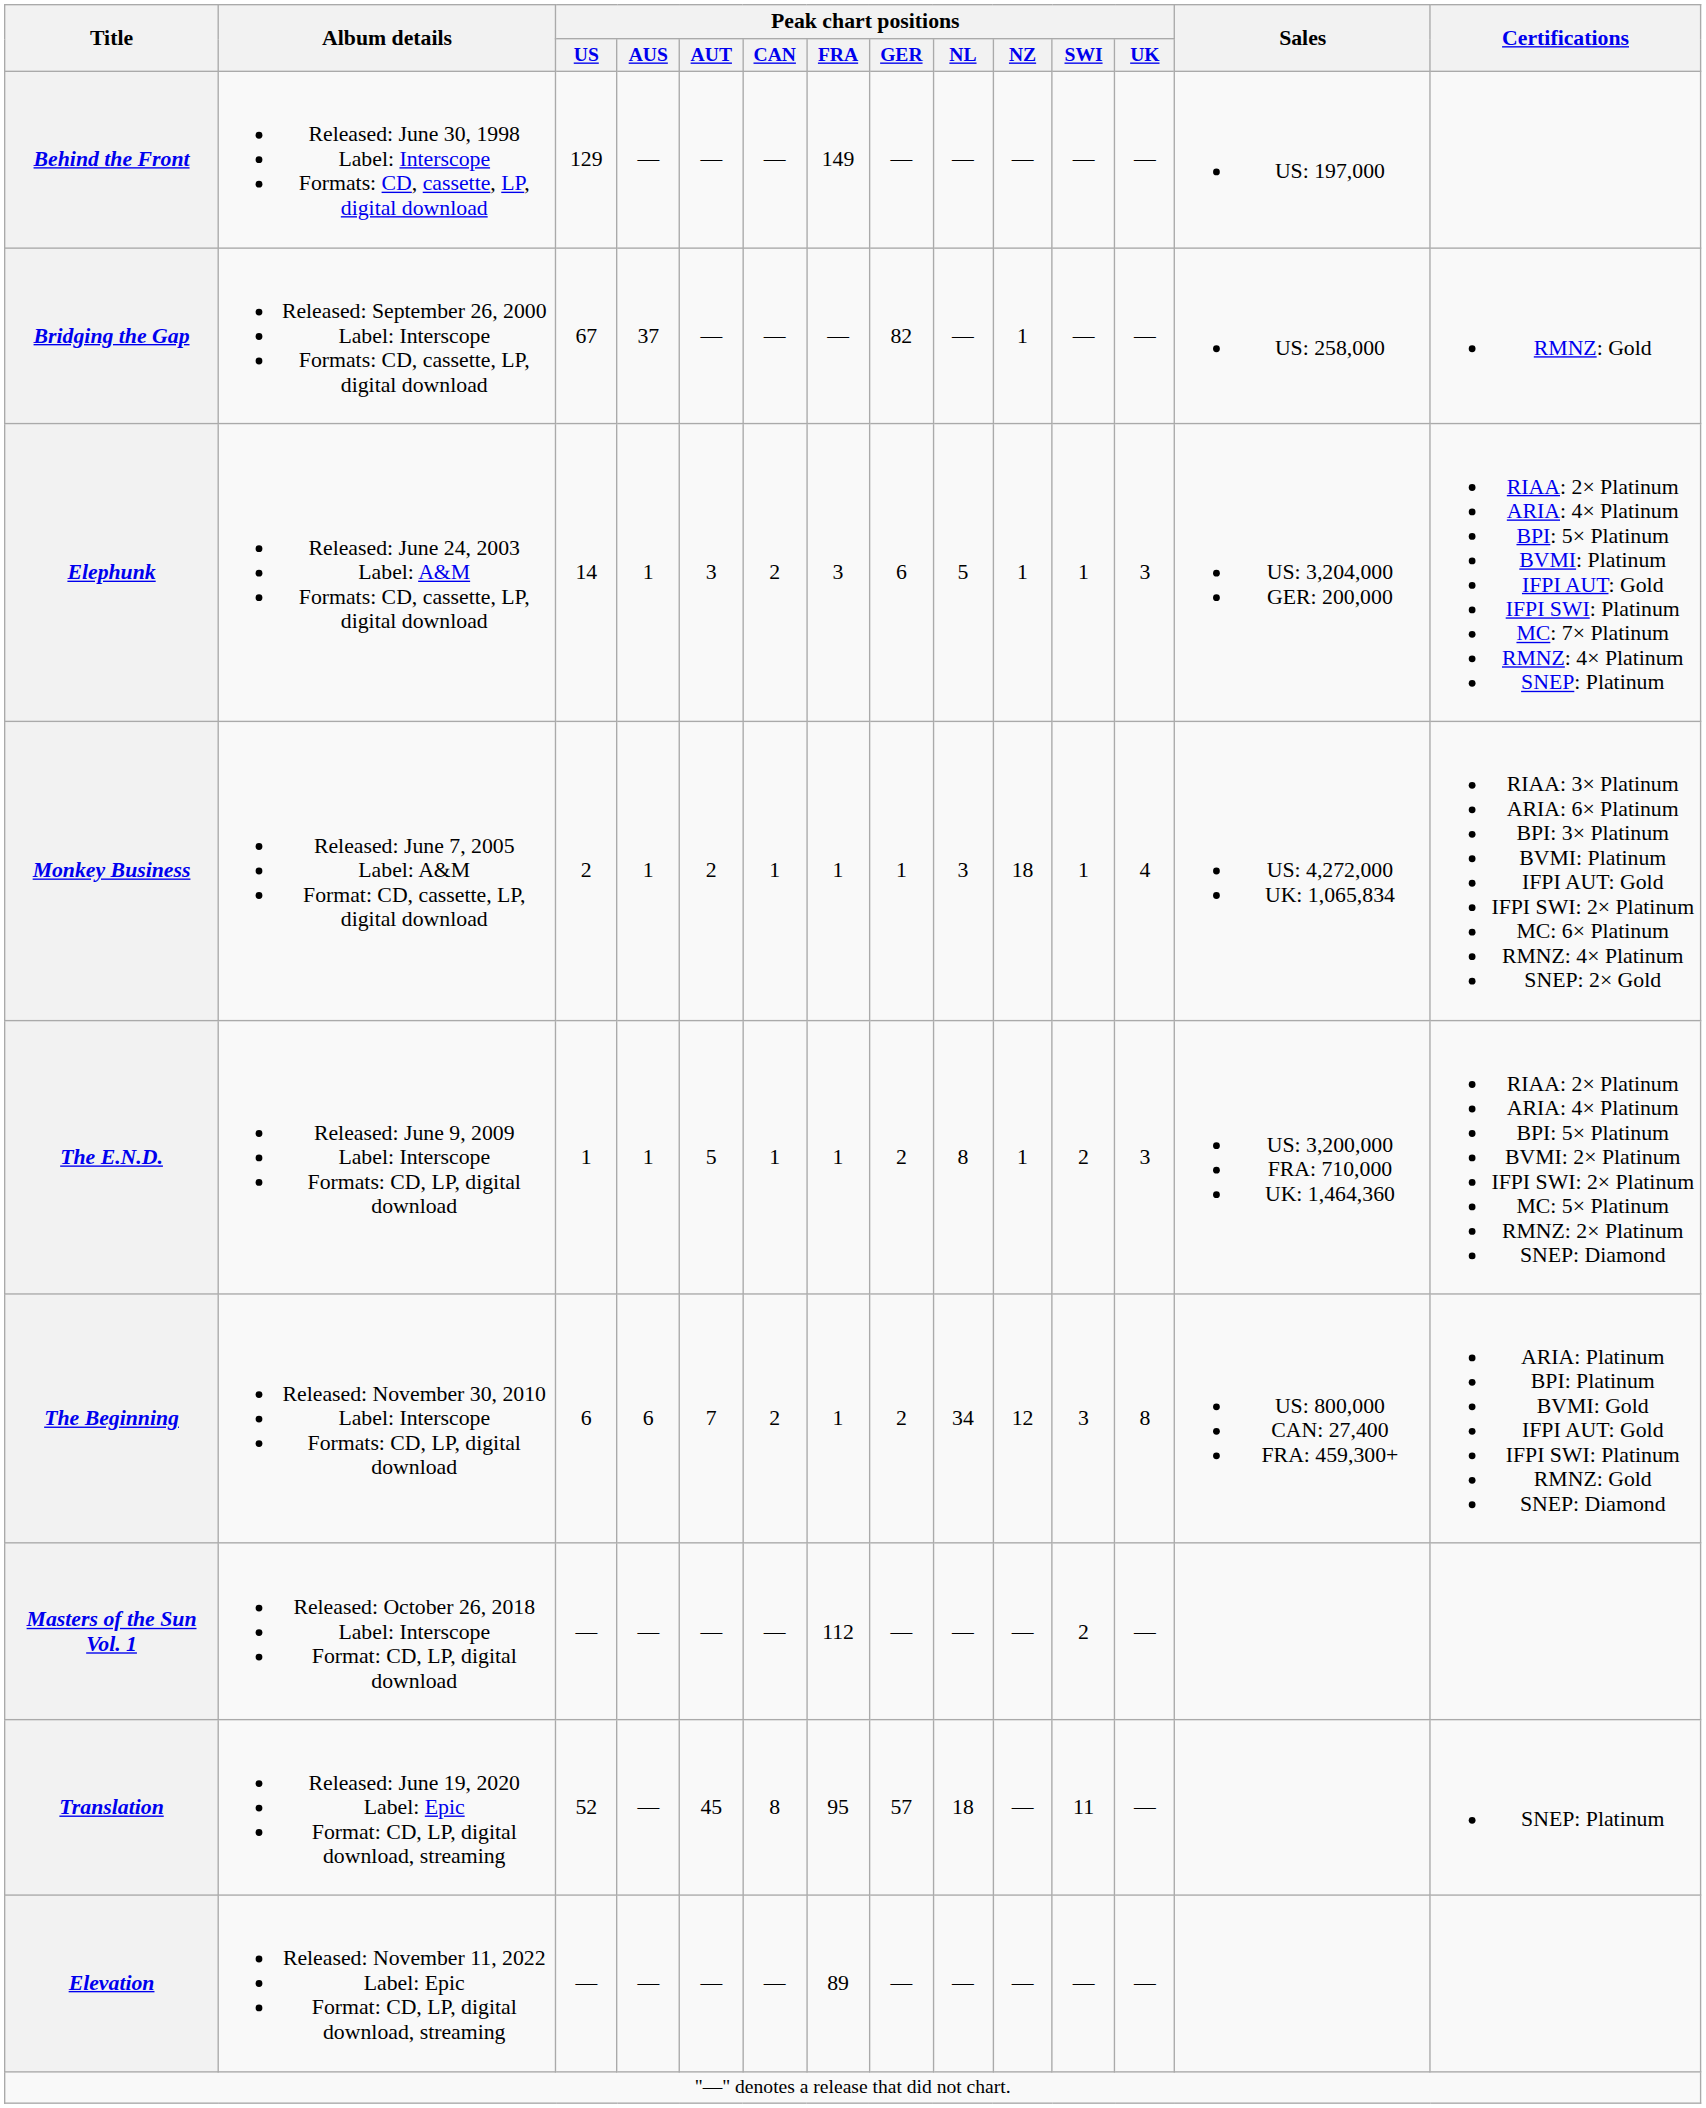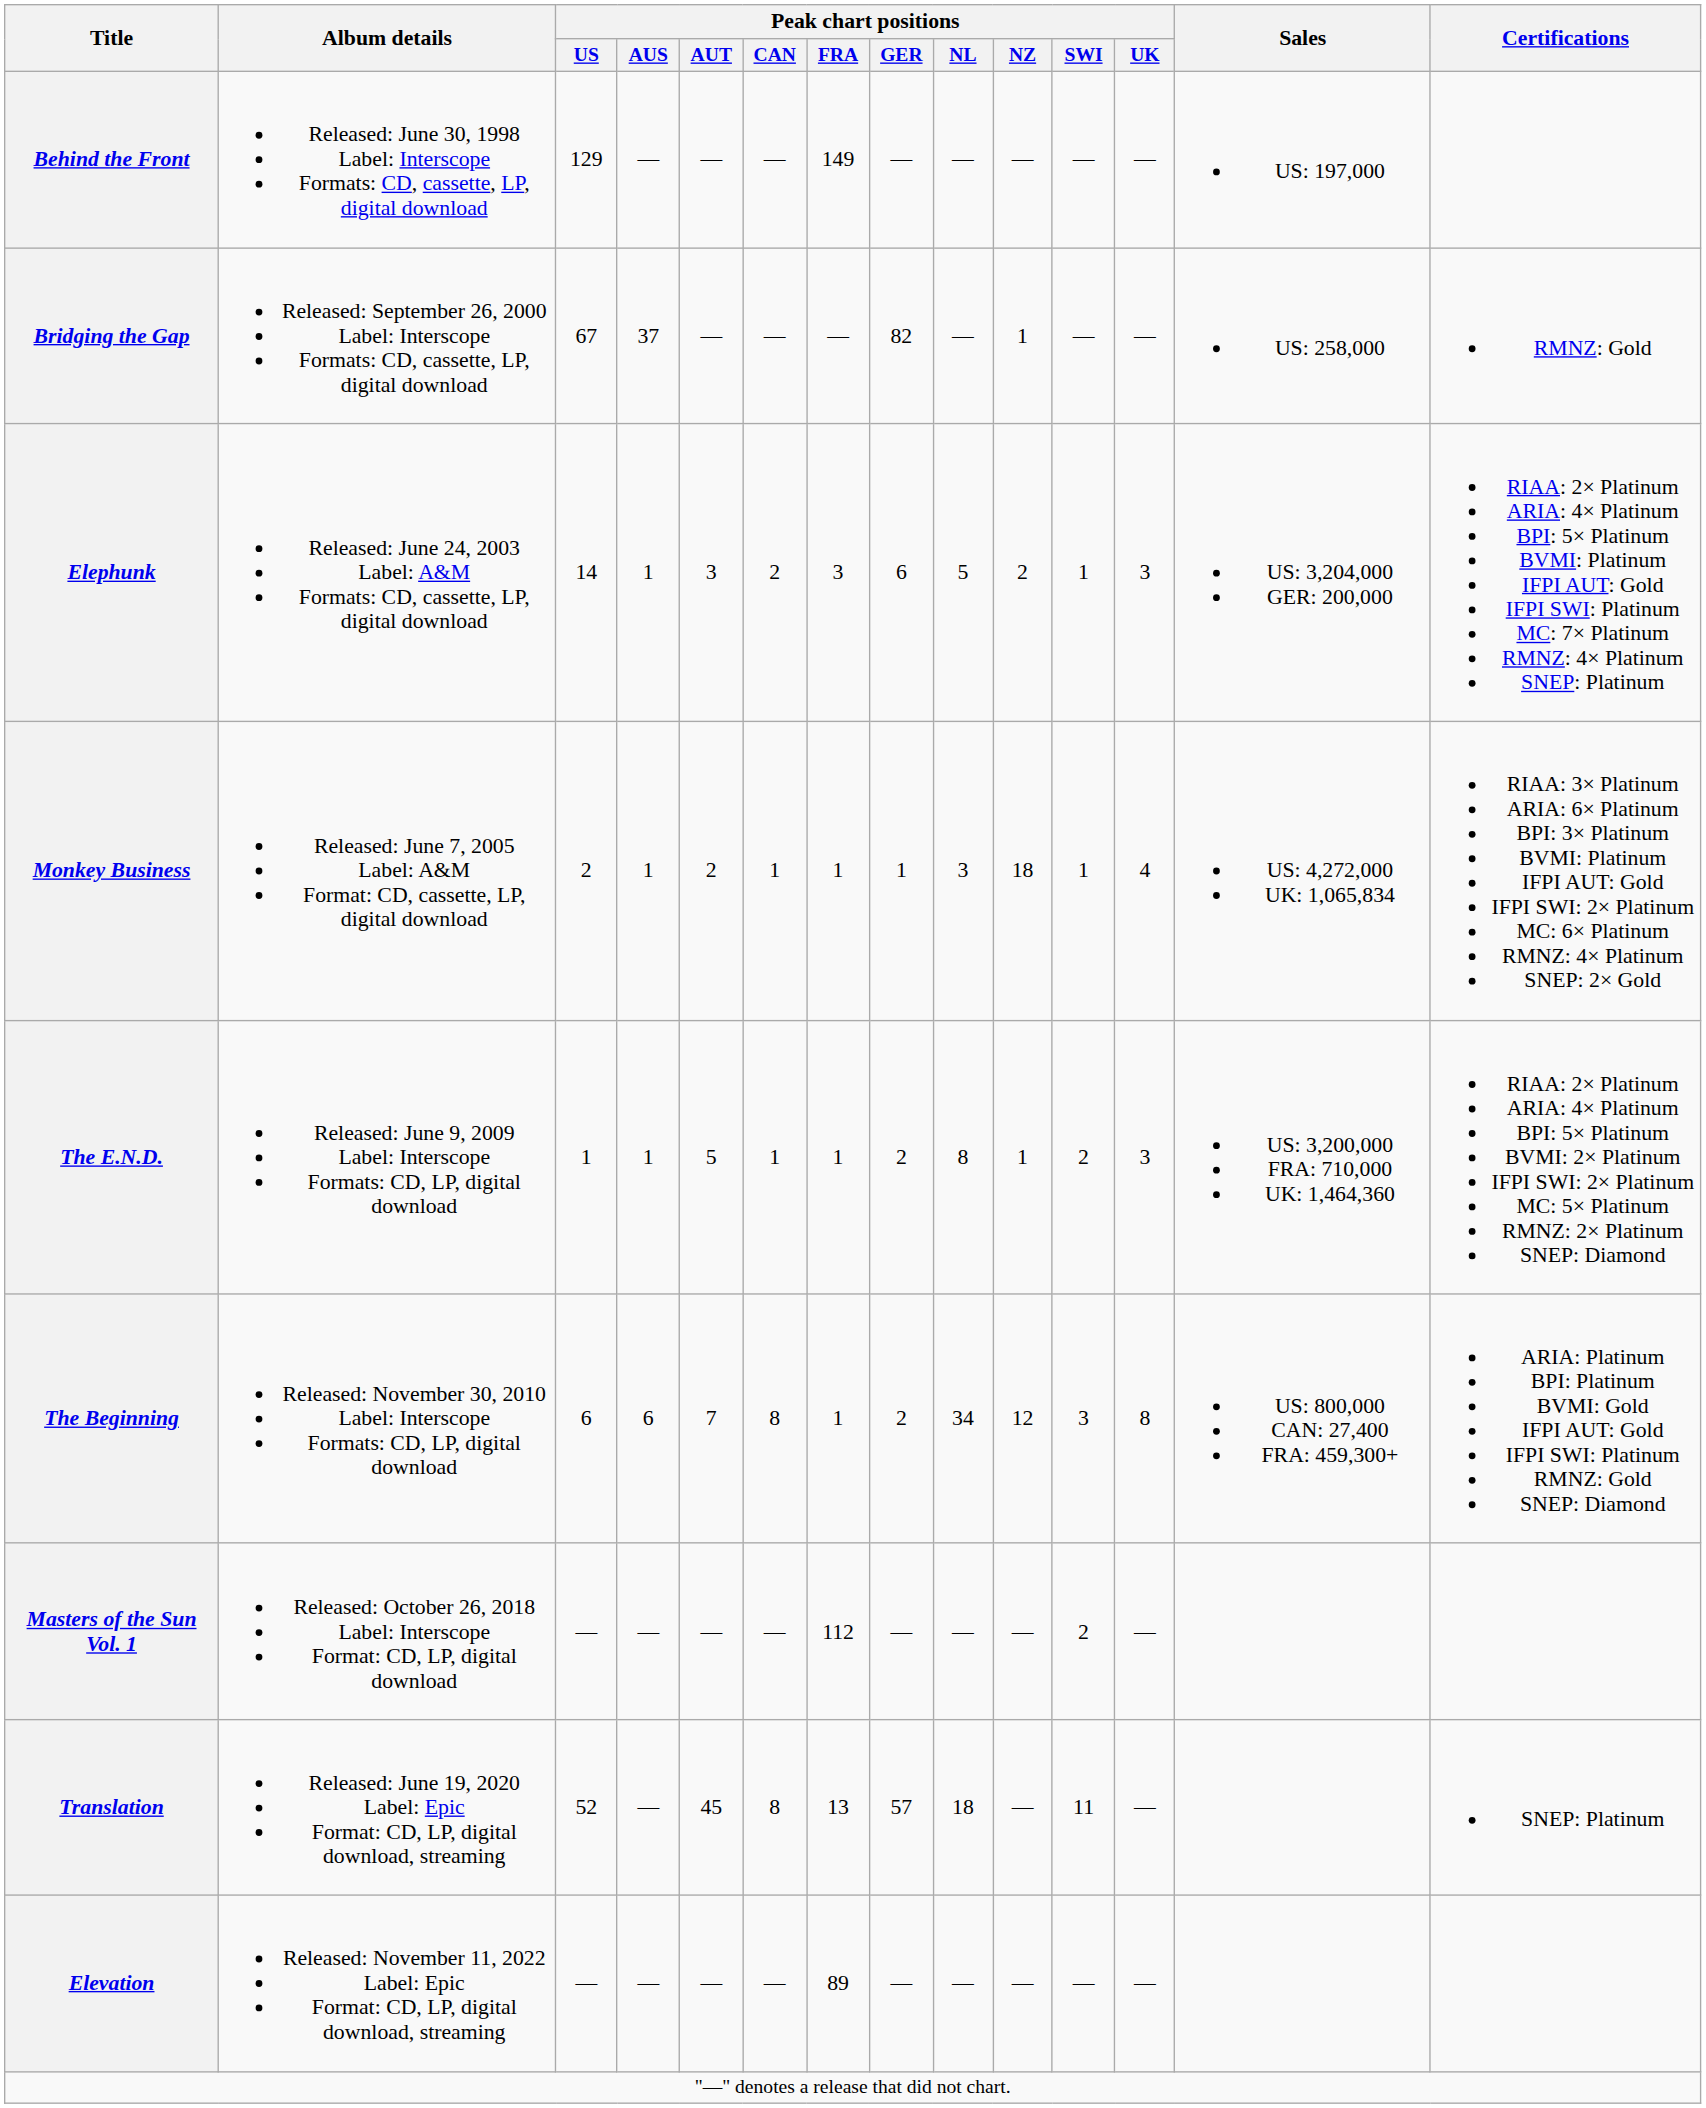(1023, 572) 1 -> (1023, 572) 2
(775, 1418) 2 -> (775, 1418) 8
(838, 1807) 95 -> (838, 1807) 13
